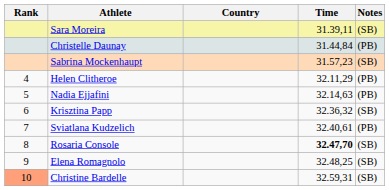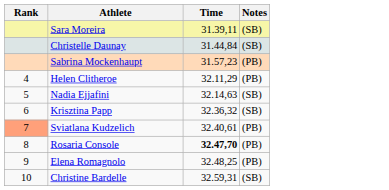- column: (241, 12)
(367, 45) (PB) -> (252, 45) (SB)
(367, 62) (SB) -> (252, 62) (PB)
(367, 95) (PB) -> (252, 95) (SB)
(26, 128) no background -> (26, 128) lightsalmon background
(367, 144) (SB) -> (252, 144) (PB)
(367, 161) (SB) -> (252, 161) (PB)
(26, 177) lightsalmon background -> (26, 177) no background
